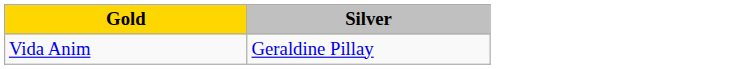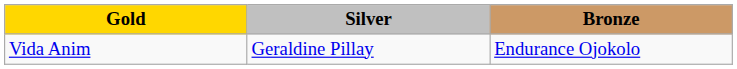+ column: (611, 19)
